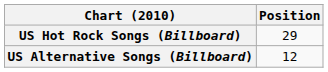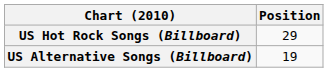(290, 56) 12 -> (290, 56) 19
